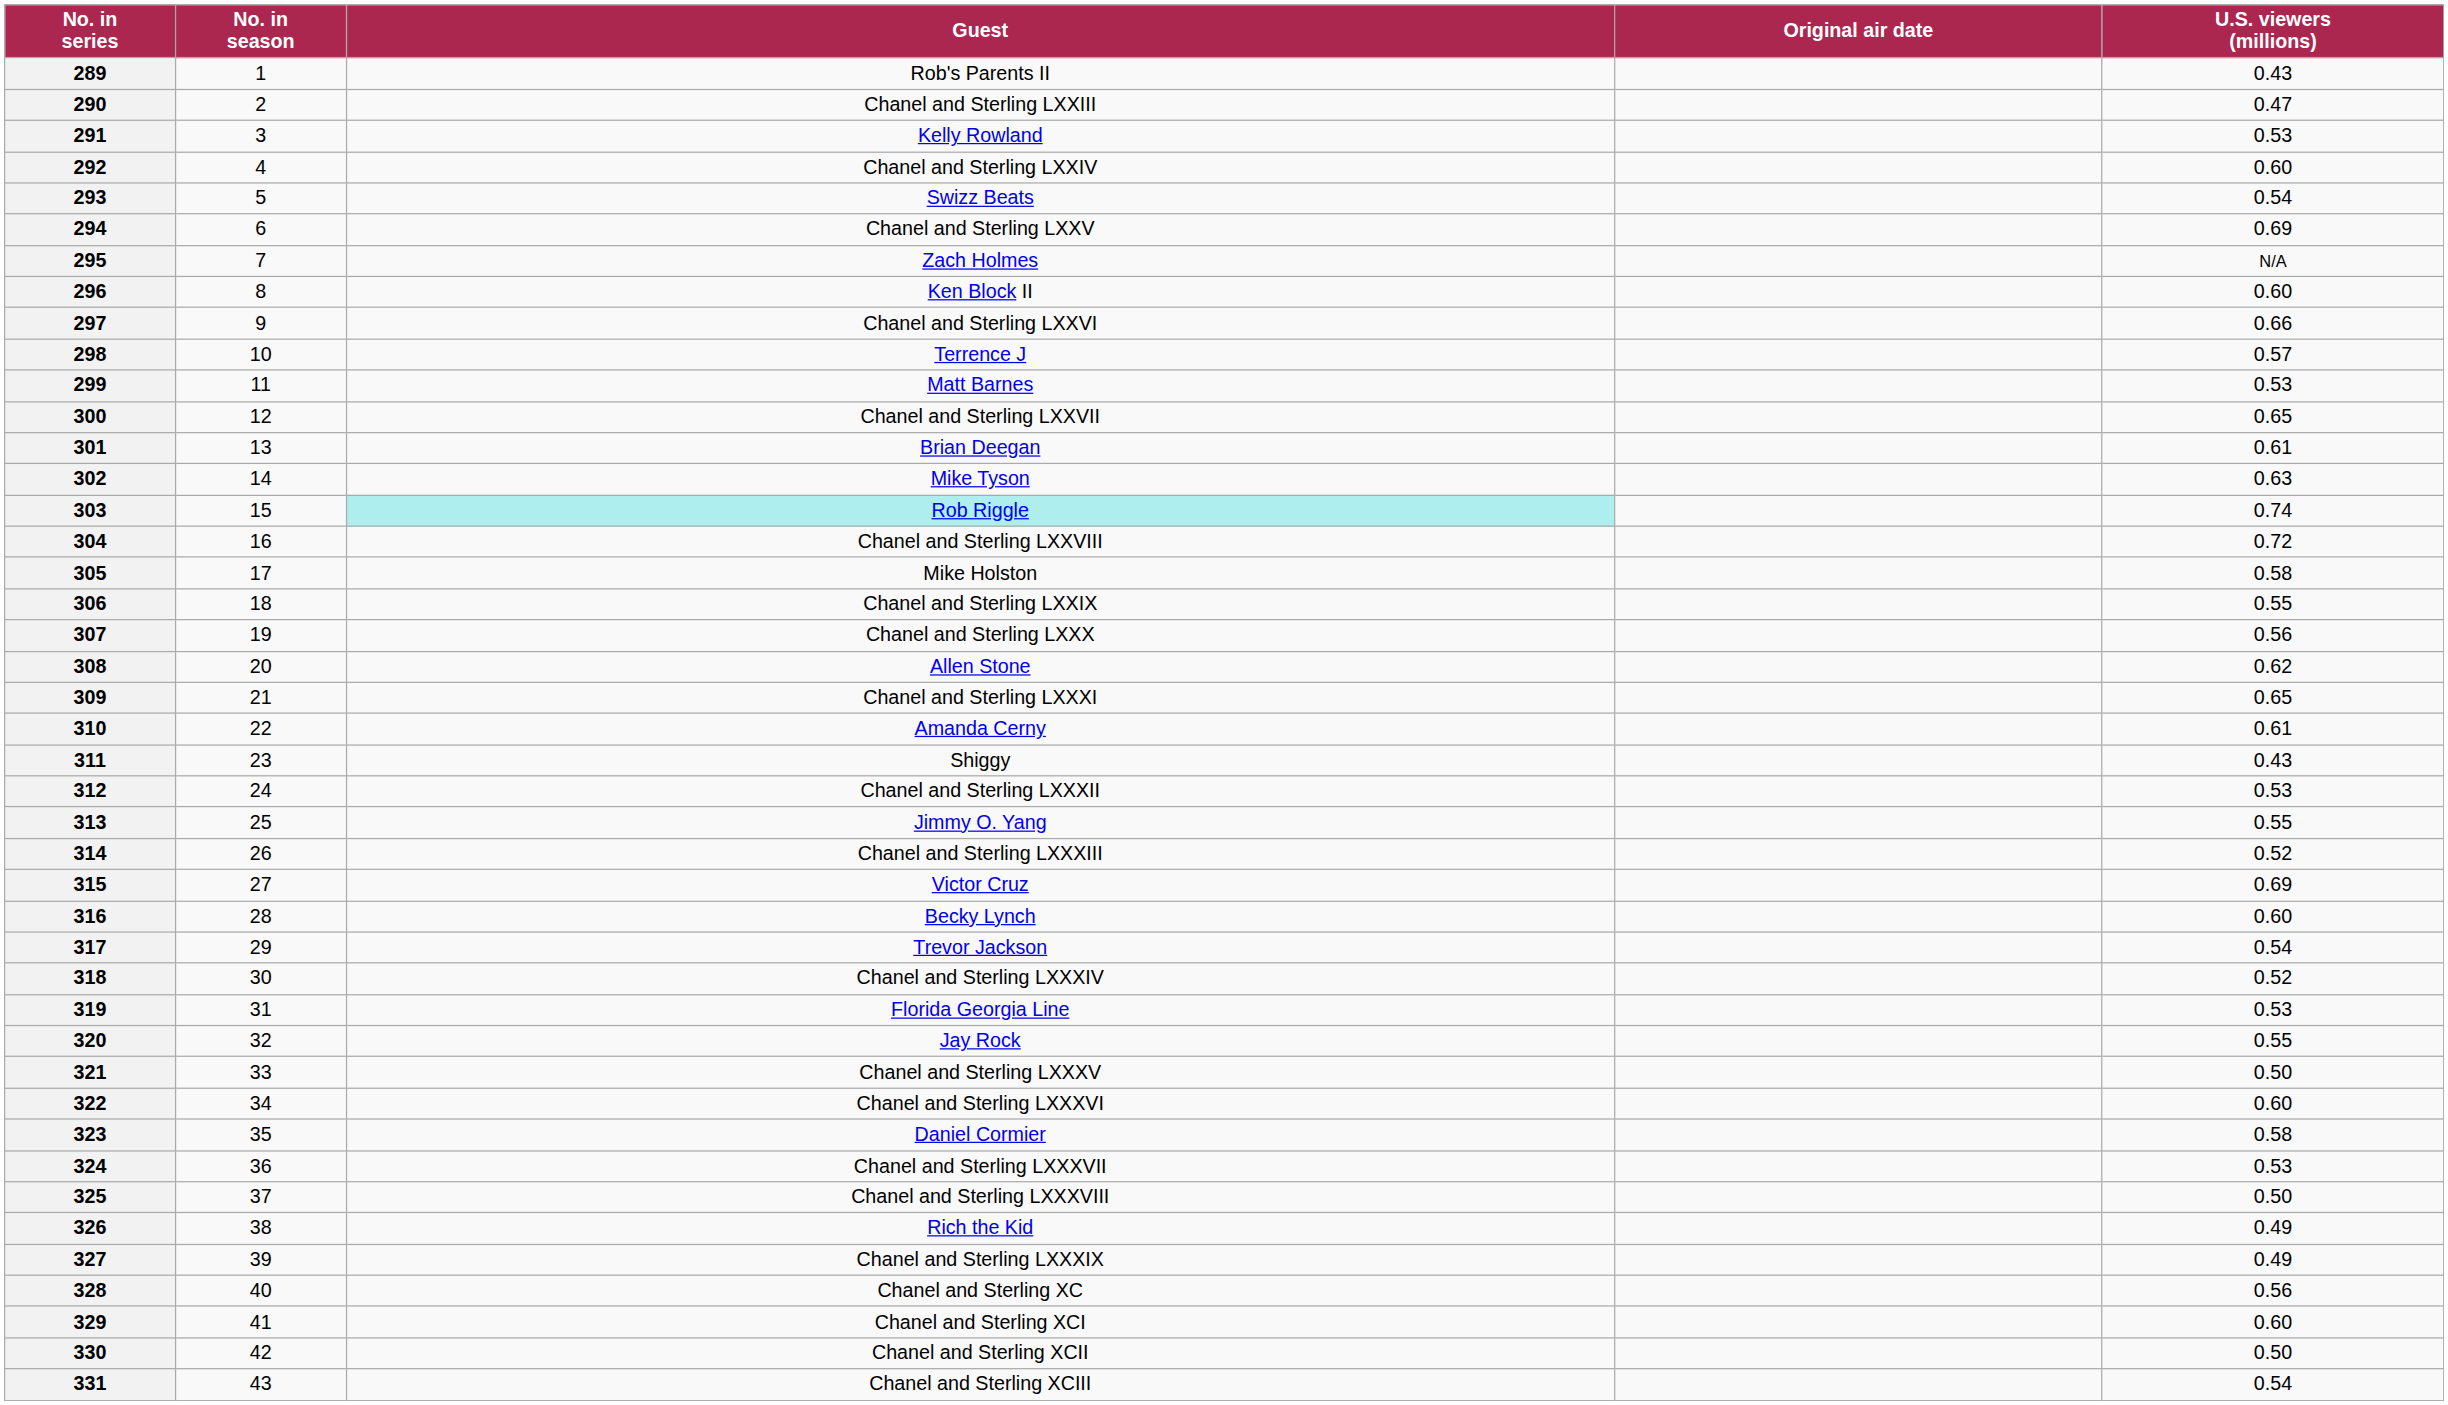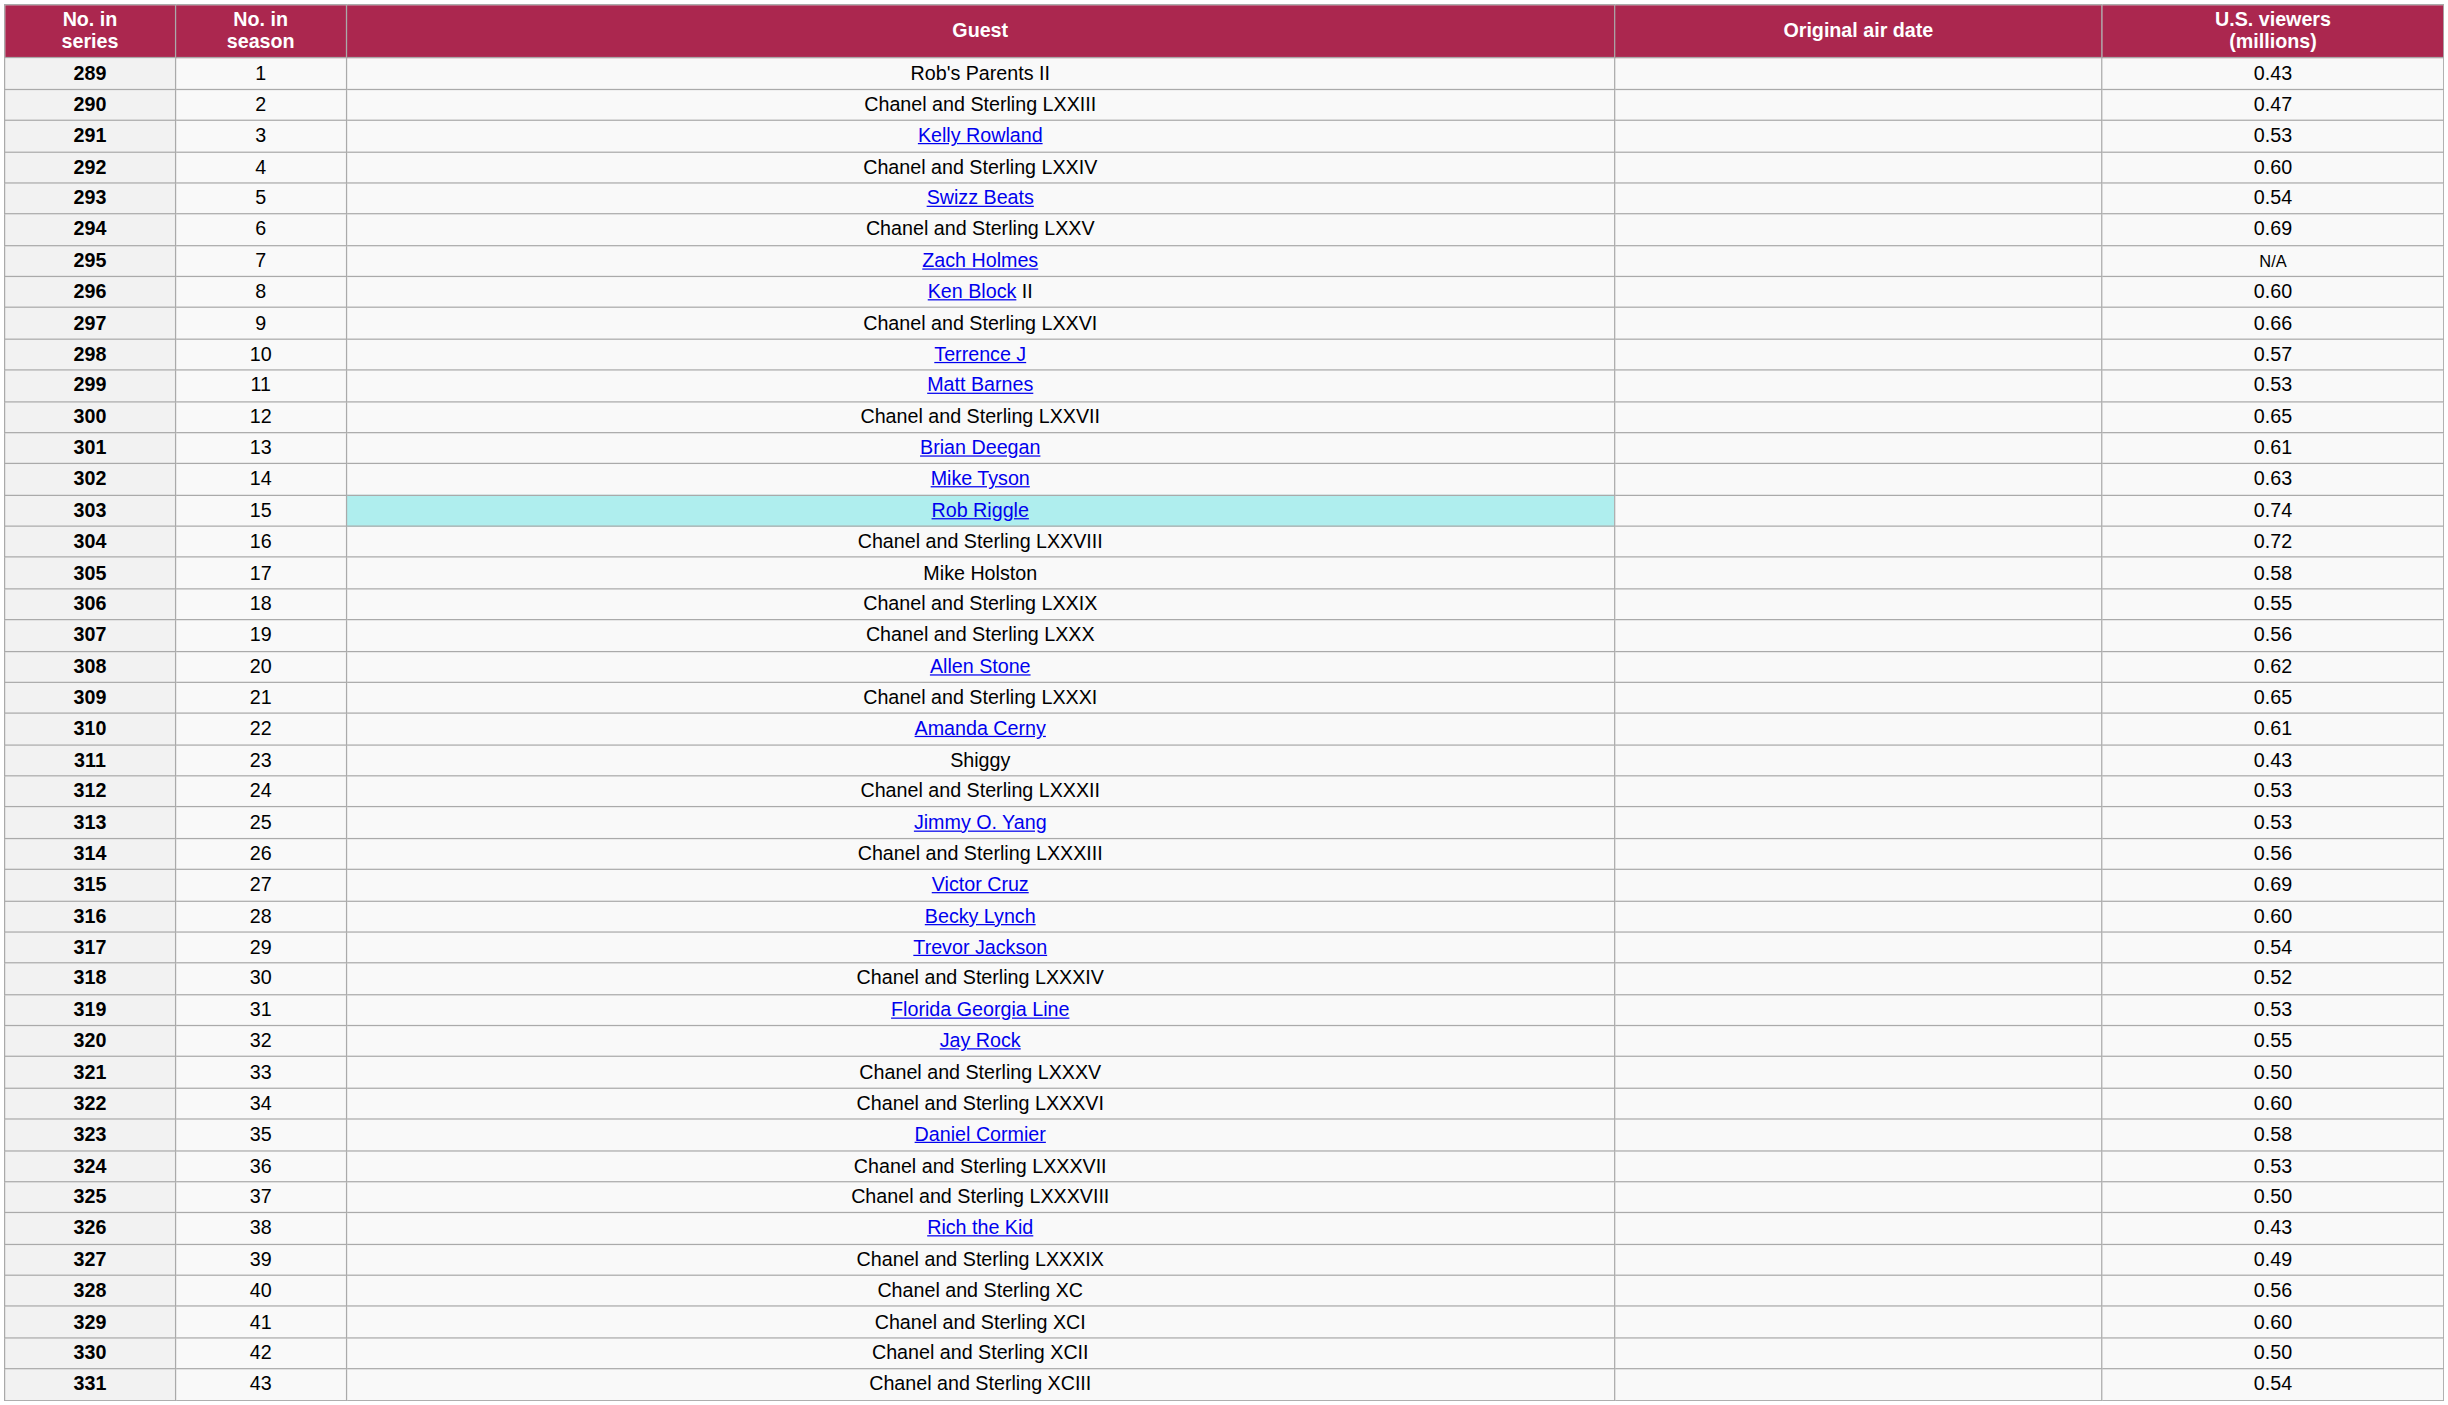(2273, 822) 0.55 -> (2273, 822) 0.53
(2273, 853) 0.52 -> (2273, 853) 0.56
(2273, 1228) 0.49 -> (2273, 1228) 0.43
